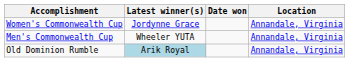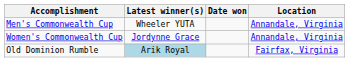rows swapped: (60, 37) <-> (64, 24)
(297, 50) Annandale, Virginia -> (297, 50) Fairfax, Virginia
